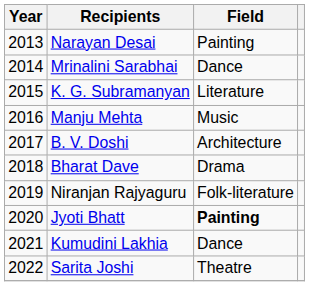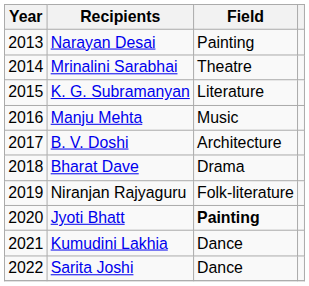(220, 67) Dance -> (224, 67) Theatre
(224, 268) Theatre -> (220, 268) Dance
